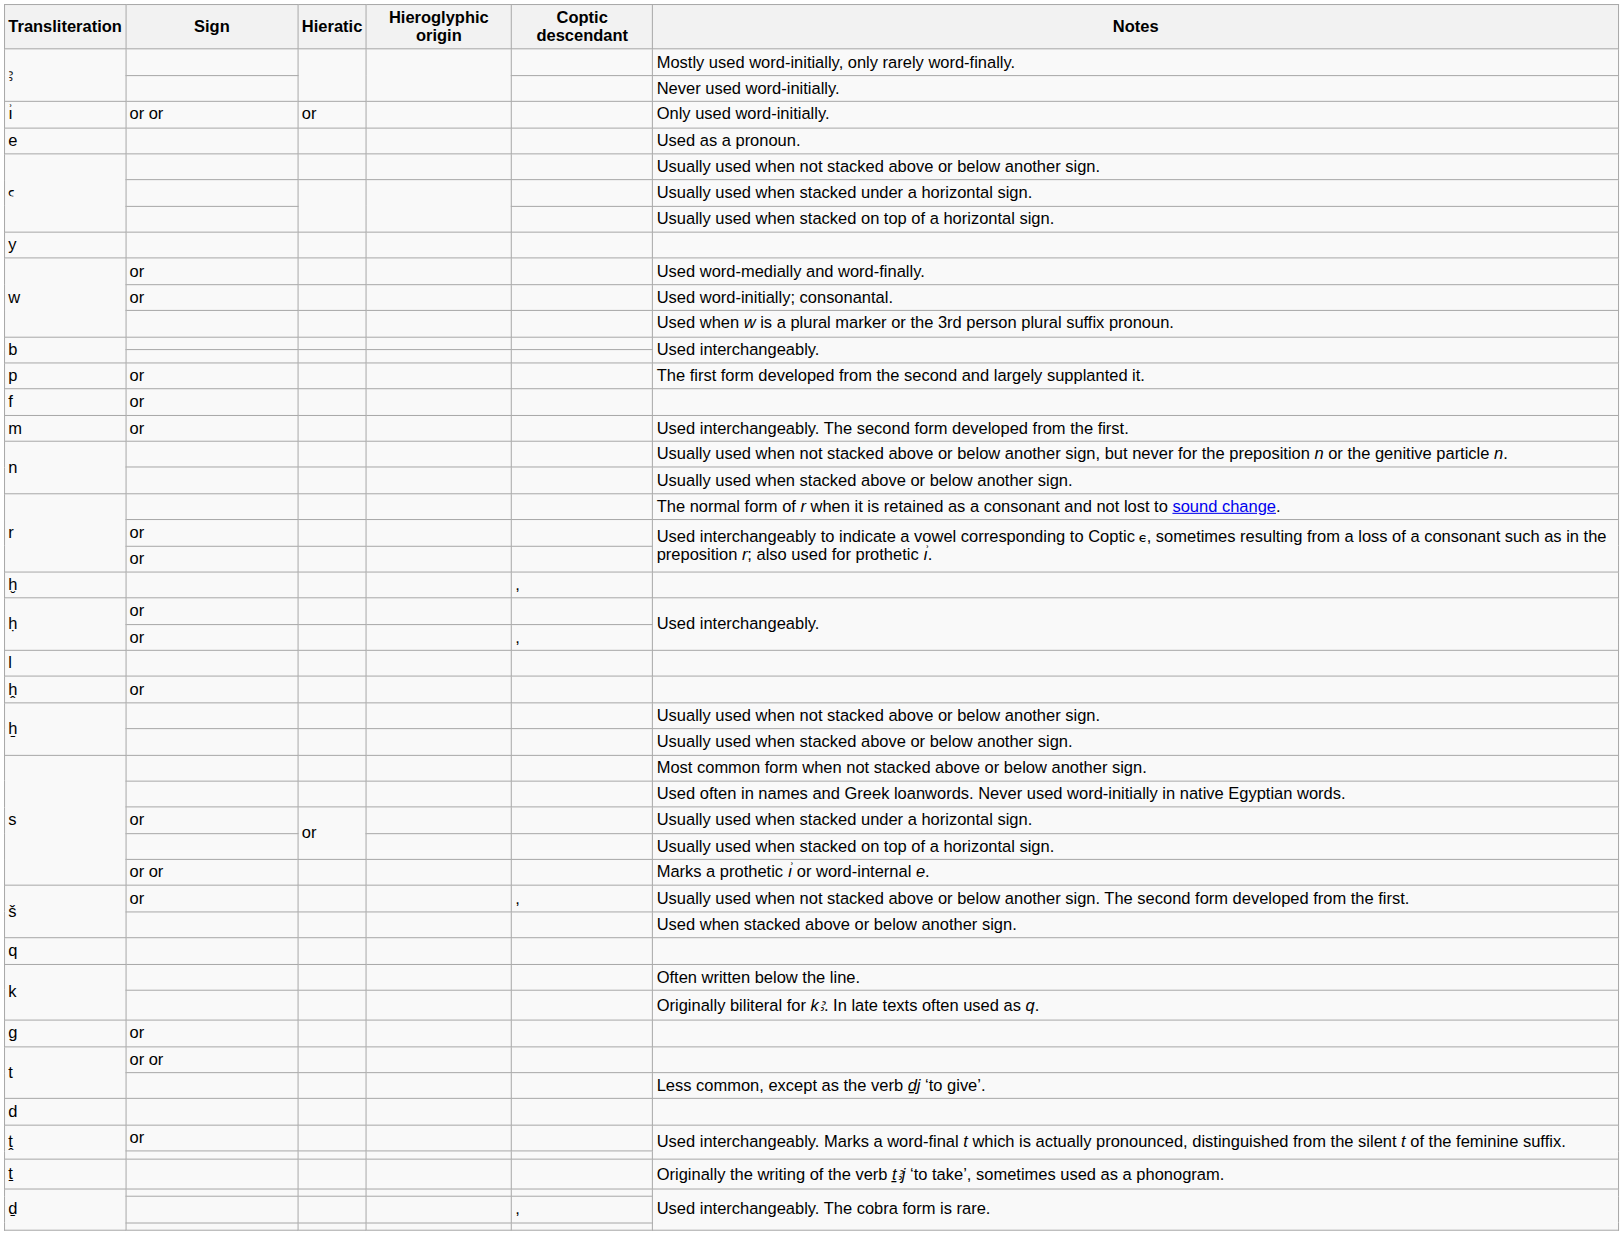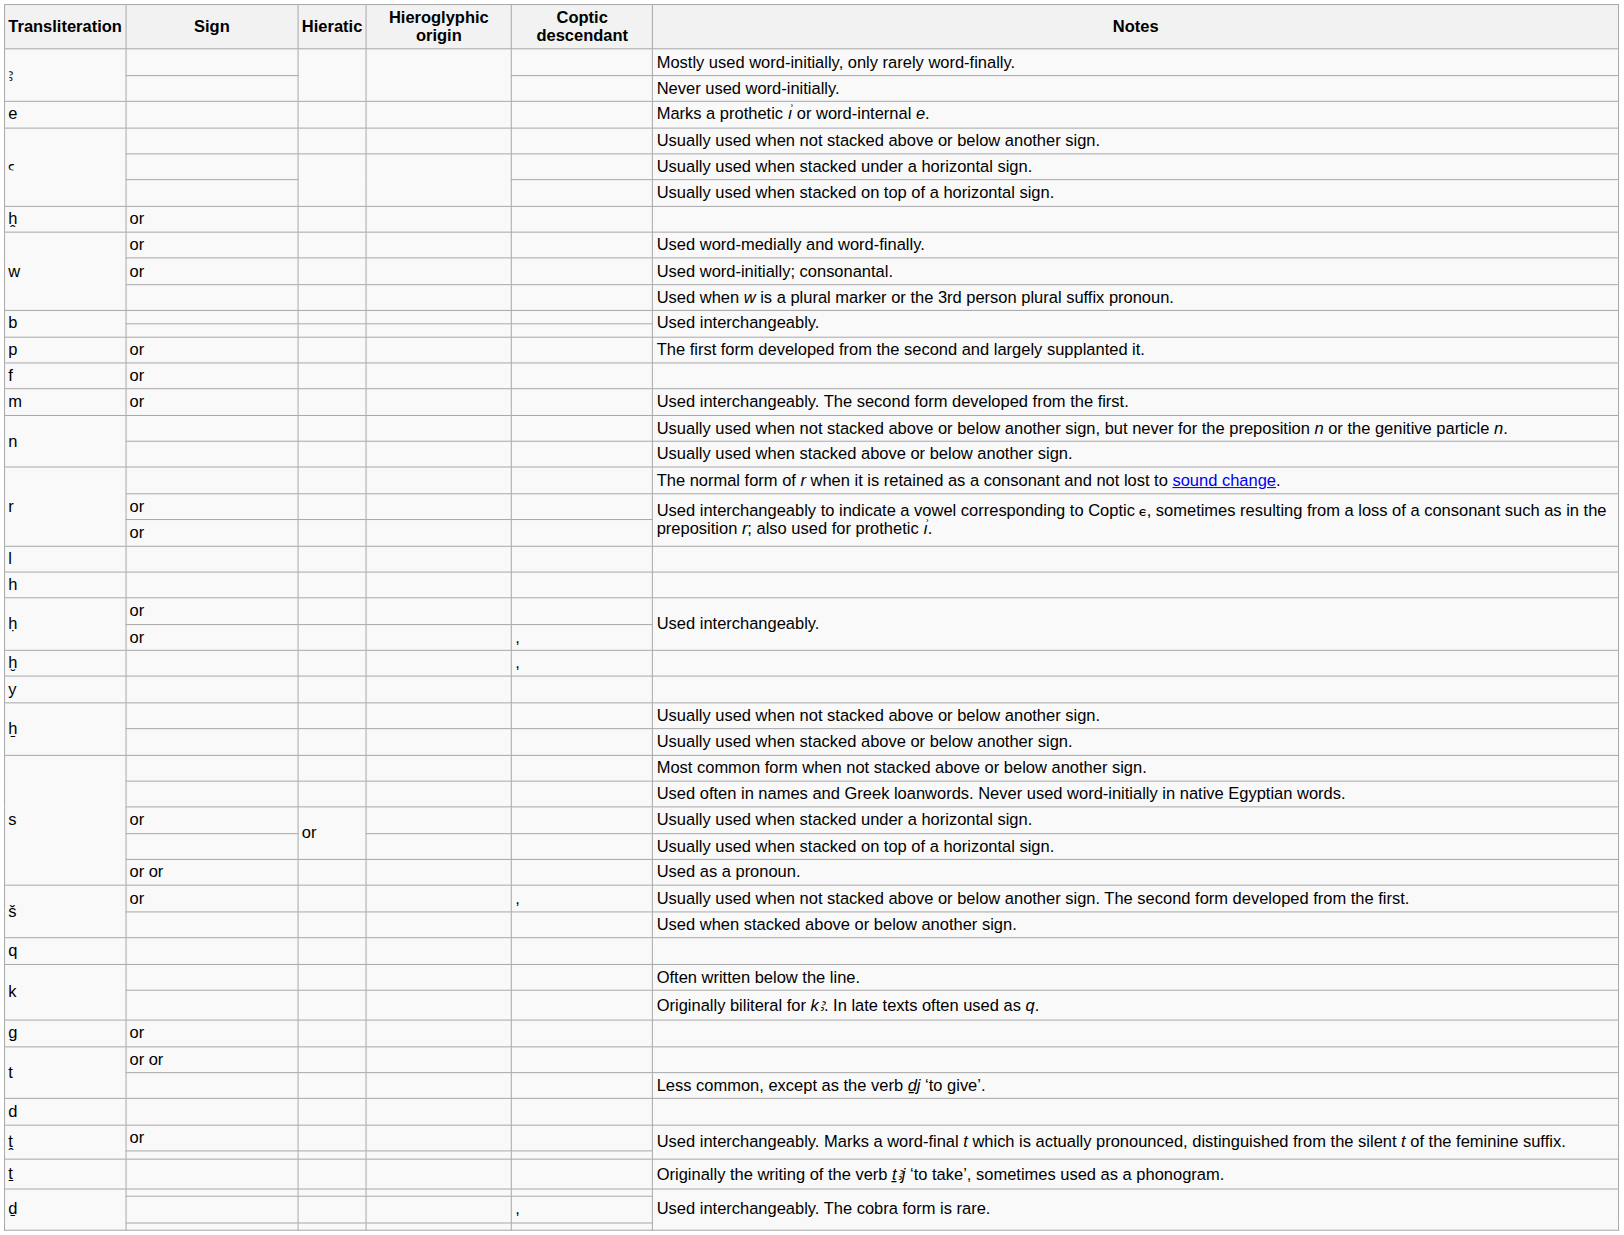- row: (11, 114)
(729, 140) Used as a pronoun. -> (793, 114) Marks a prothetic ı͗ or word-internal e.
rows swapped: (12, 245) <-> (13, 689)
rows swapped: (10, 663) <-> (13, 584)
+ row: (13, 584)
(793, 872) Marks a prothetic ı͗ or word-internal e. -> (729, 872) Used as a pronoun.
